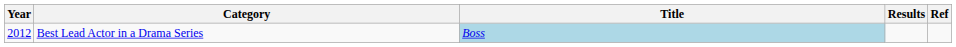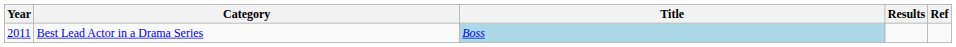(19, 33) 2012 -> (19, 33) 2011
